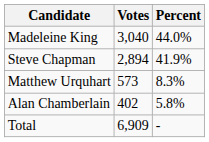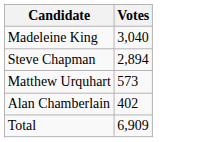- column: (178, 15)
